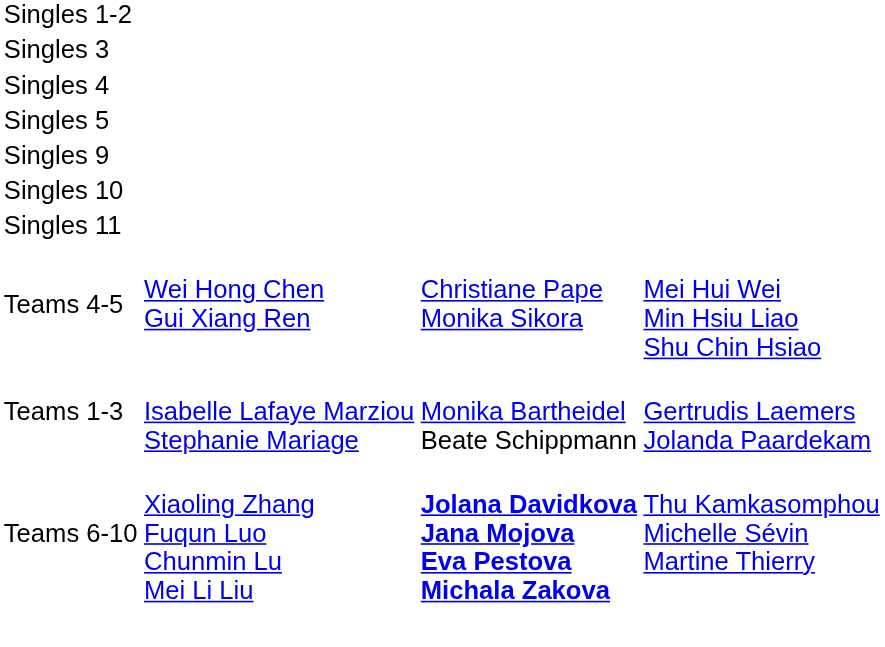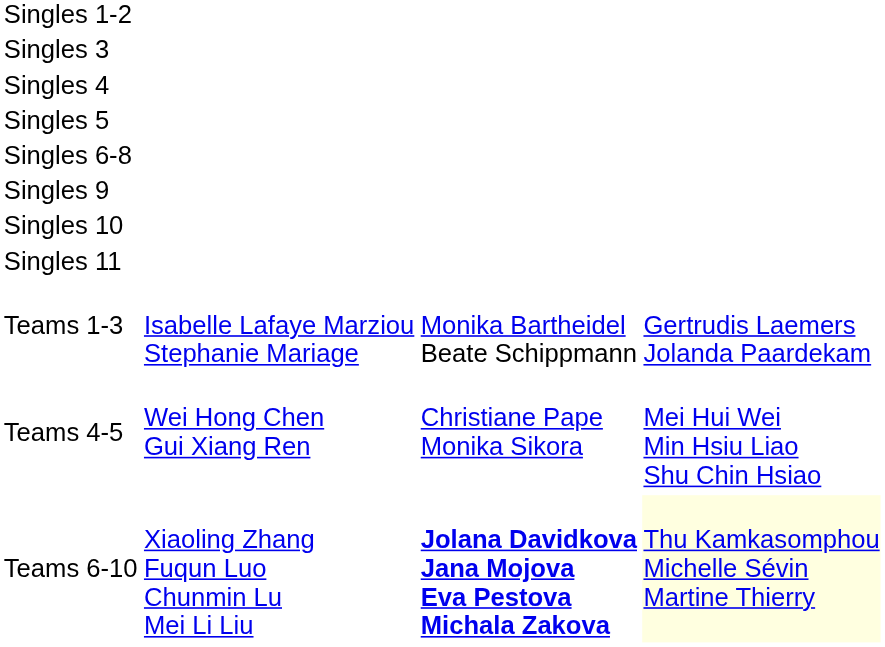+ row: (68, 155)
rows swapped: (64, 411) <-> (64, 304)
(762, 533) no background -> (762, 568) lightyellow background
